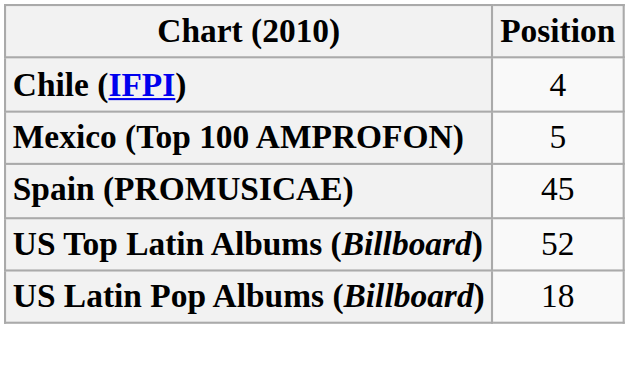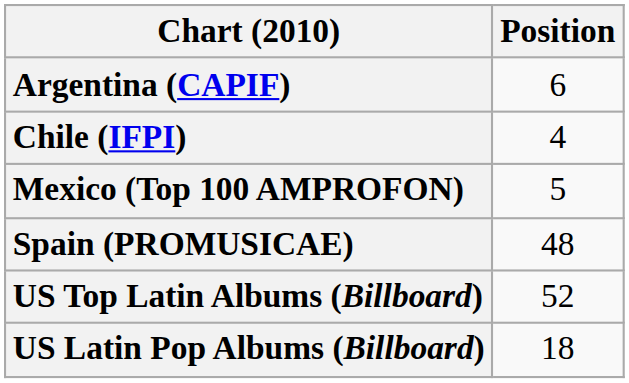+ row: (152, 84)
(558, 190) 45 -> (558, 243) 48
